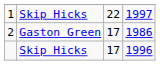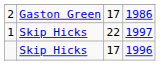rows swapped: (11, 14) <-> (11, 32)
